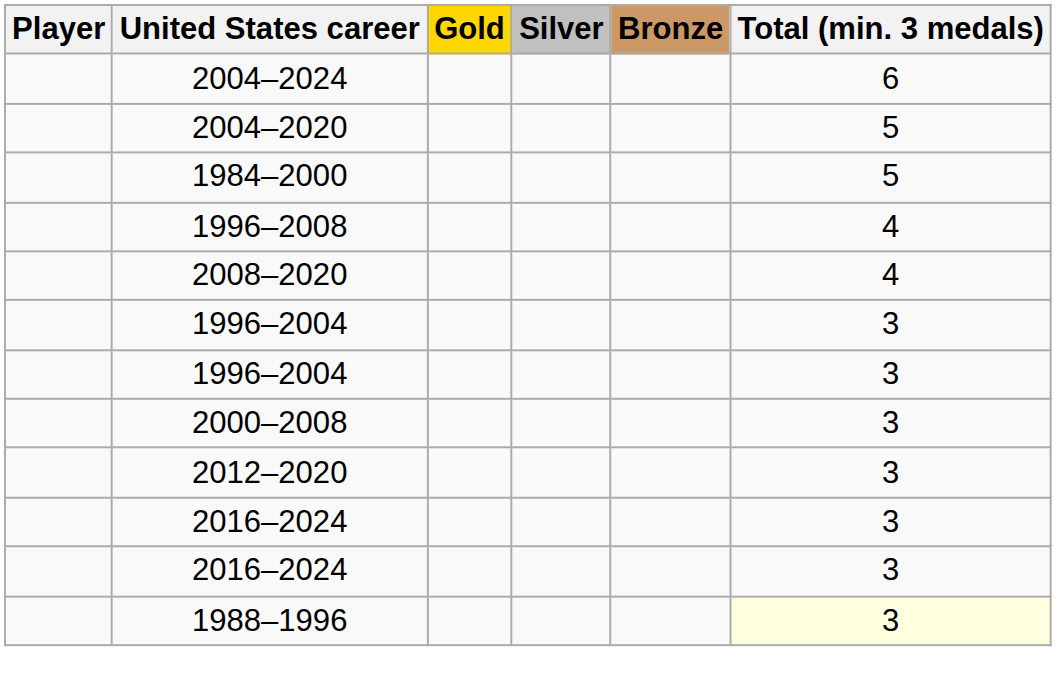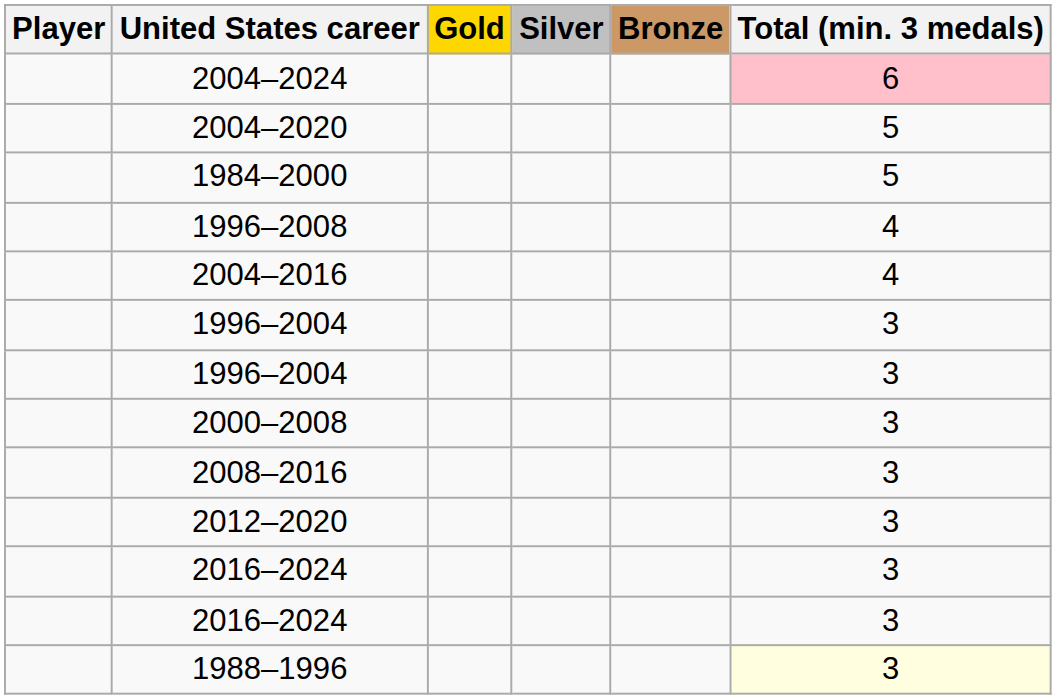(891, 78) no background -> (891, 78) pink background
+ row: (59, 276)
- row: (59, 276)
+ row: (59, 473)
